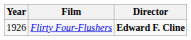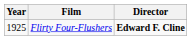(16, 27) 1926 -> (16, 27) 1925
